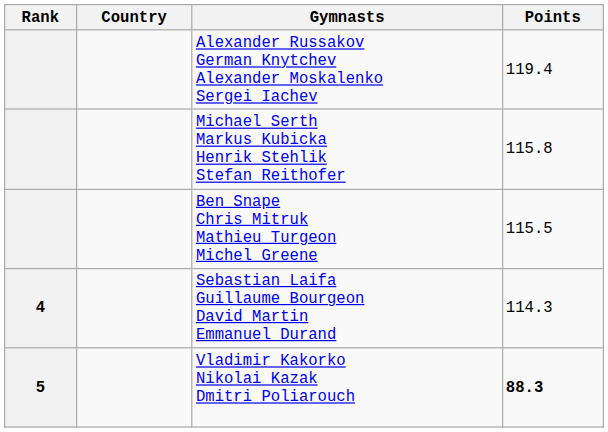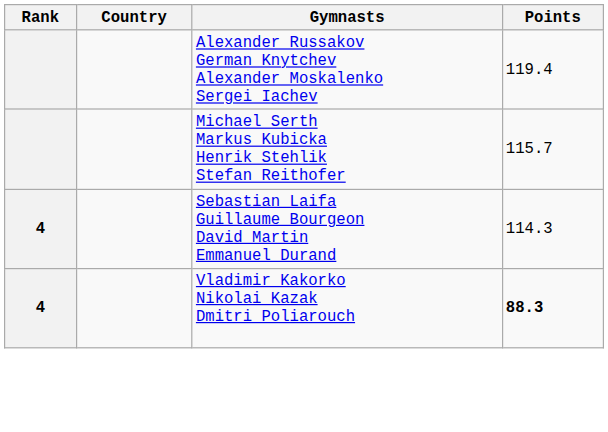(529, 149) 115.8 -> (529, 149) 115.7
- row: (266, 229)
(40, 387) 5 -> (40, 308) 4
